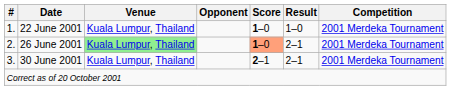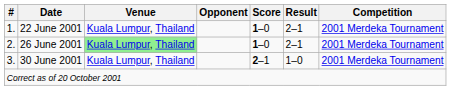(294, 29) 1–0 -> (294, 29) 2–1
(261, 45) lightsalmon background -> (261, 45) no background
(294, 61) 2–1 -> (294, 61) 1–0
